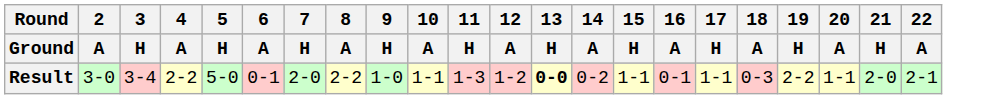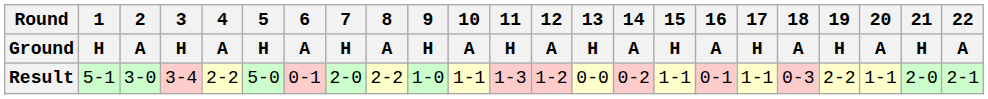+ column: (99, 49)
(551, 78) bold -> (593, 78) normal
